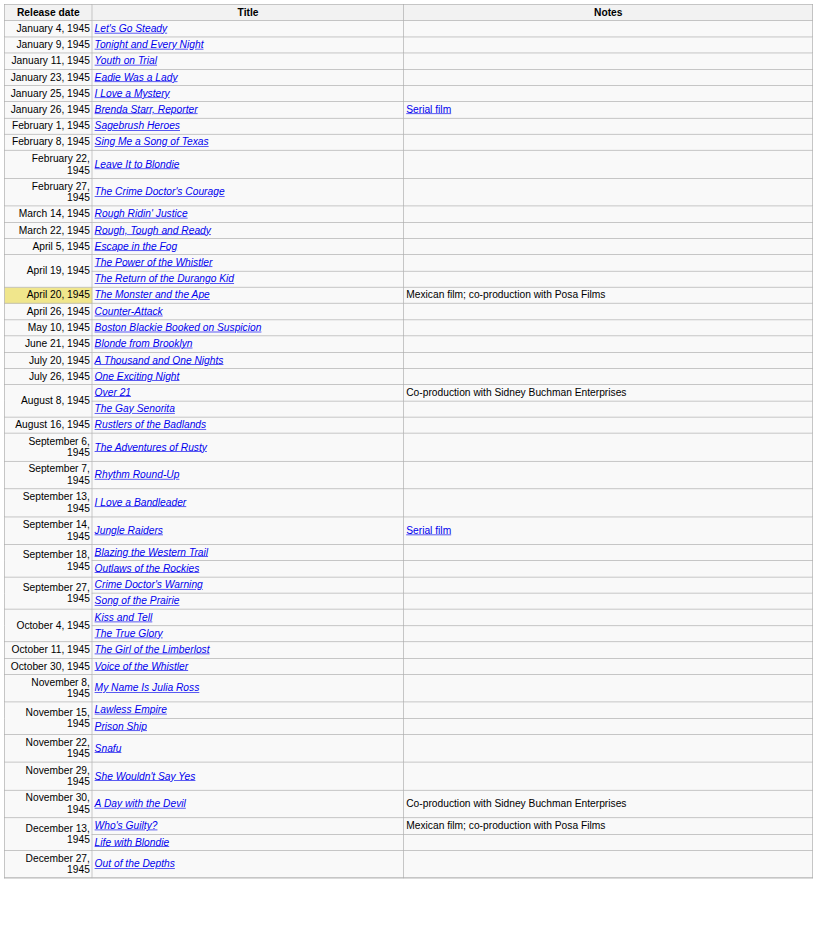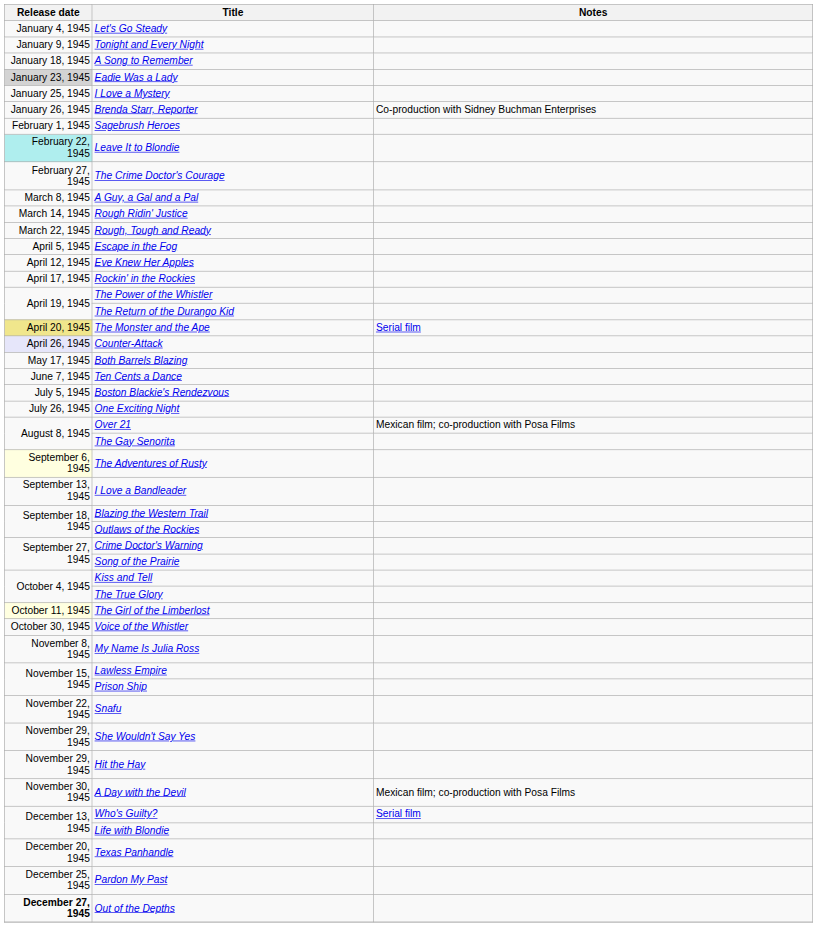- row: (126, 61)
+ row: (144, 61)
(50, 77) no background -> (50, 77) lightgrey background
(429, 110) Serial film -> (486, 110) Co-production with Sidney Buchman Enterprises
- row: (152, 142)
(61, 164) no background -> (61, 148) paleturquoise background
+ row: (146, 198)
+ row: (144, 263)
+ row: (145, 279)
(506, 295) Mexican film; co-production with Posa Films -> (398, 327) Serial film
(58, 311) no background -> (58, 344) lavender background
- row: (178, 327)
+ row: (141, 360)
+ row: (138, 376)
- row: (144, 344)
+ row: (162, 392)
- row: (159, 360)
(516, 392) Co-production with Sidney Buchman Enterprises -> (476, 425) Mexican film; co-production with Posa Films
- row: (150, 425)
(59, 447) no background -> (59, 463) lightyellow background
- row: (137, 475)
- row: (129, 530)
(51, 650) no background -> (51, 610) lightyellow background
+ row: (120, 764)
(516, 804) Co-production with Sidney Buchman Enterprises -> (476, 792) Mexican film; co-production with Posa Films
(506, 826) Mexican film; co-production with Posa Films -> (398, 814) Serial film
+ row: (134, 852)
+ row: (131, 880)
(58, 864) normal -> (57, 908) bold
